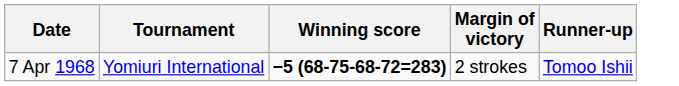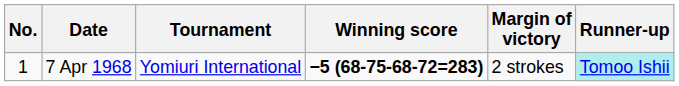+ column: (23, 29)
(588, 67) no background -> (625, 67) paleturquoise background
